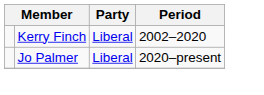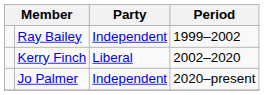+ row: (50, 36)
(113, 57) Liberal -> (130, 79) Independent
